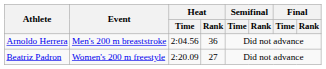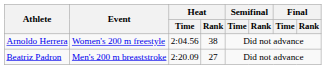(119, 42) Men's 200 m breaststroke -> (119, 42) Women's 200 m freestyle
(213, 42) 36 -> (213, 42) 38
(119, 57) Women's 200 m freestyle -> (119, 57) Men's 200 m breaststroke
